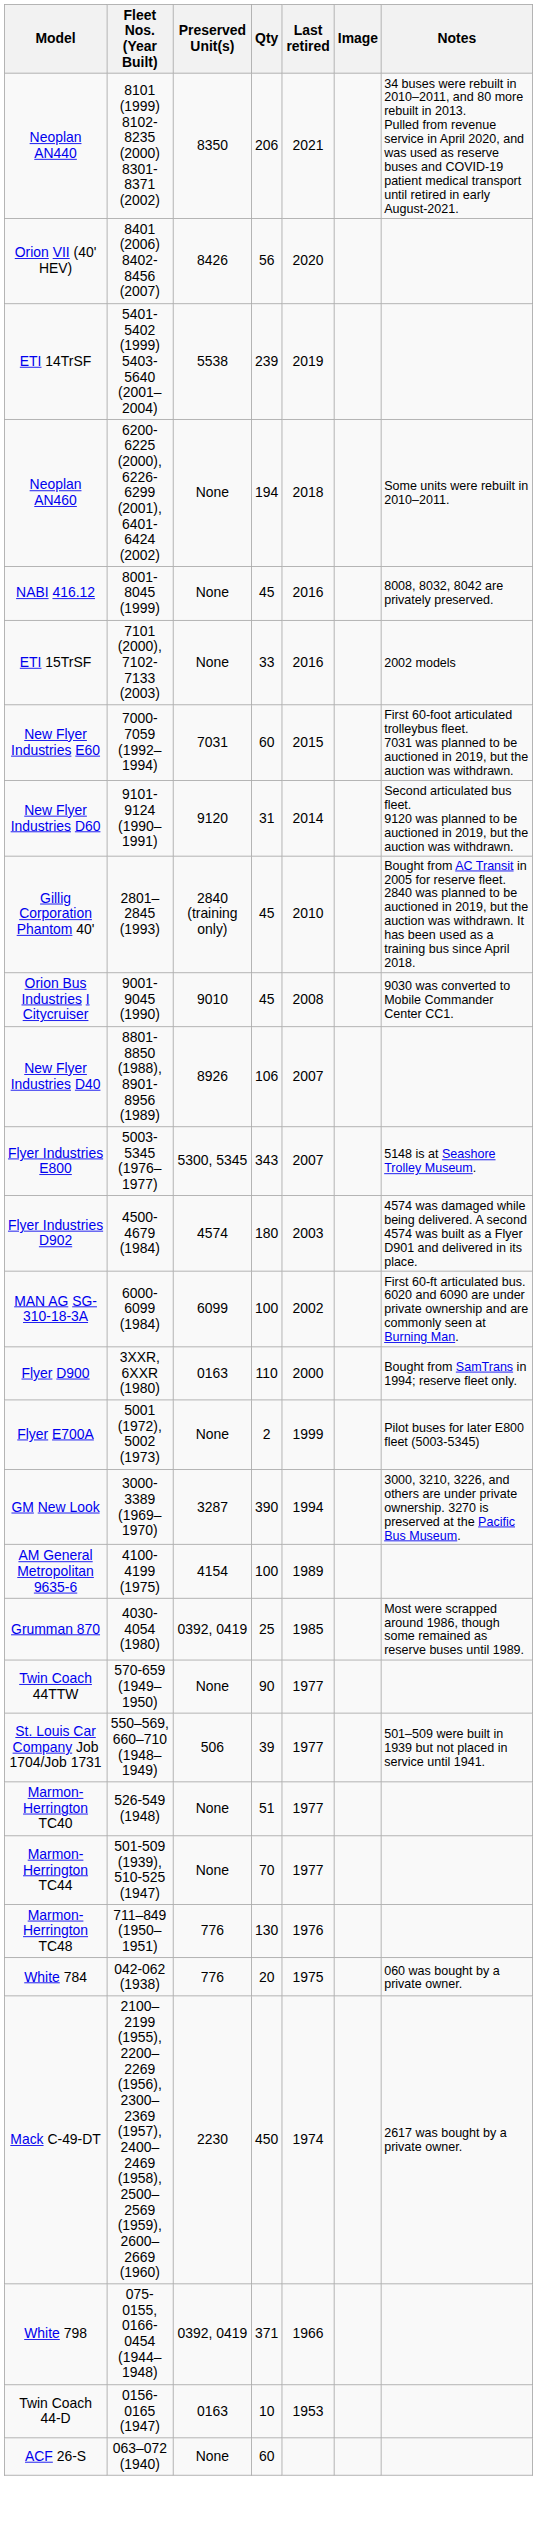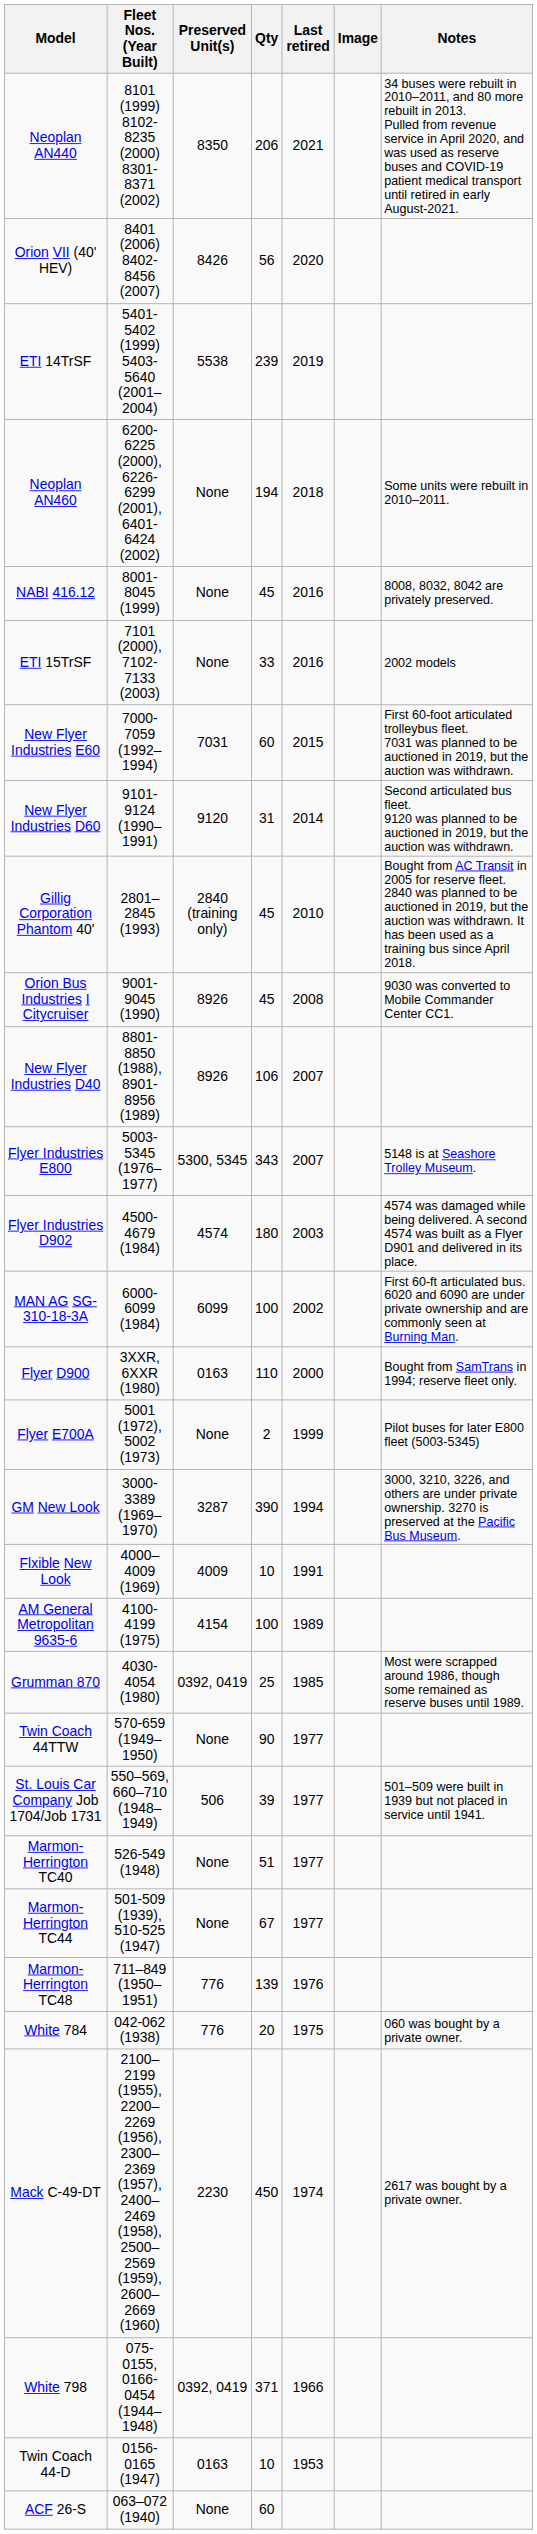(212, 999) 9010 -> (212, 999) 8926
+ row: (56, 1571)
(267, 1870) 70 -> (267, 1923) 67
(267, 1931) 130 -> (267, 1984) 139
